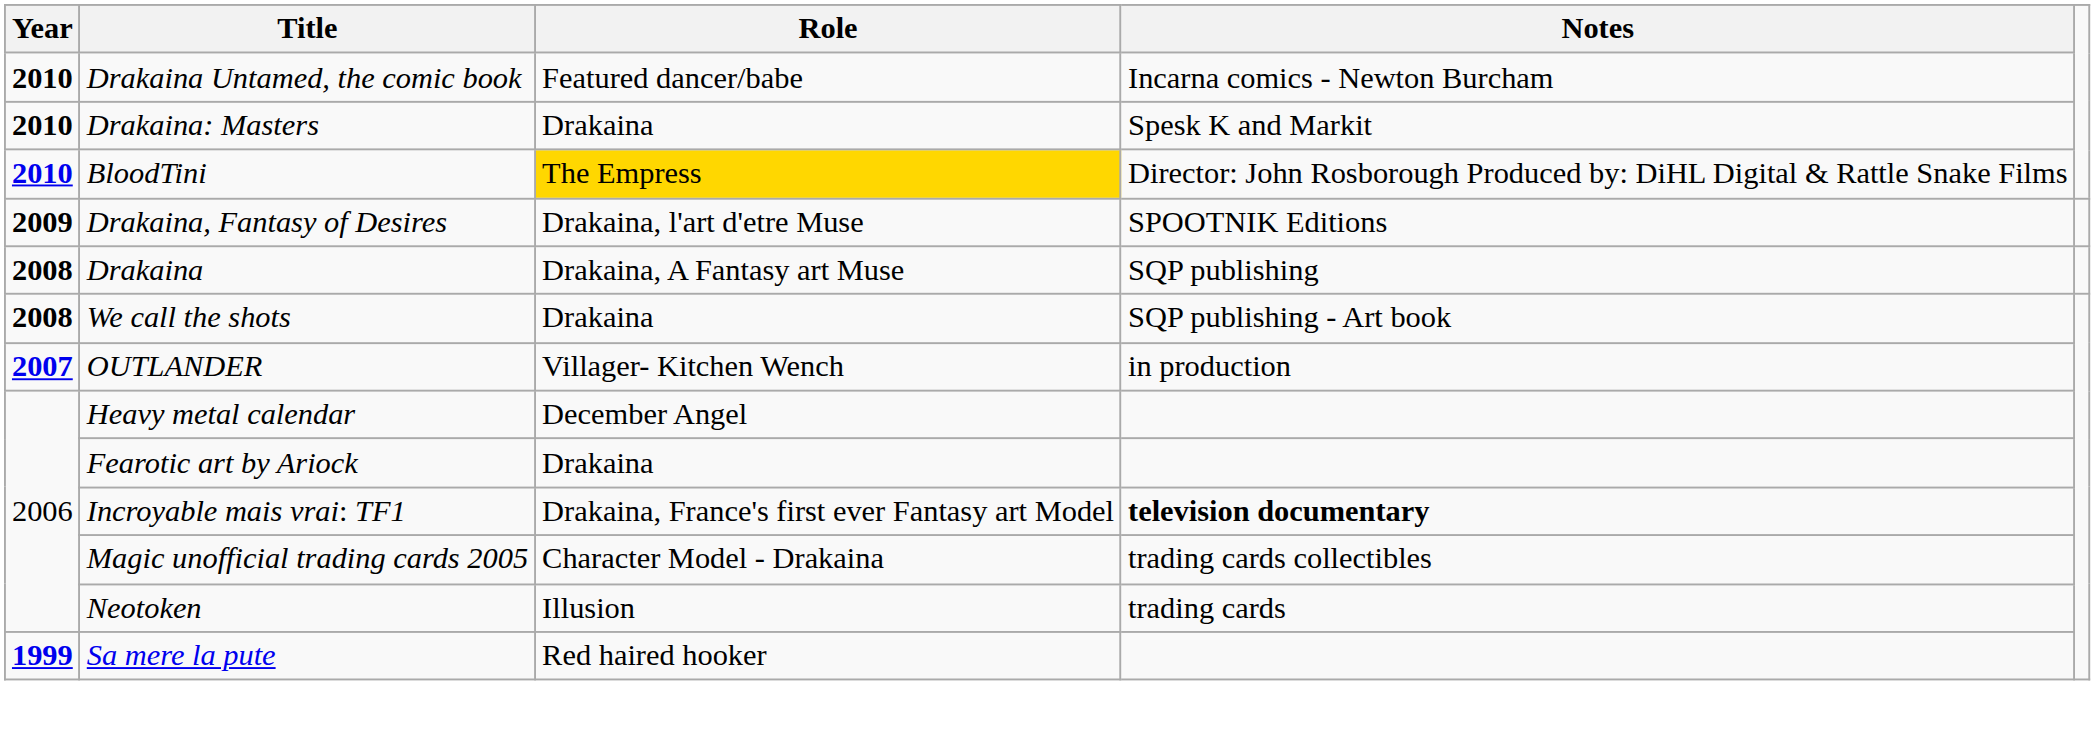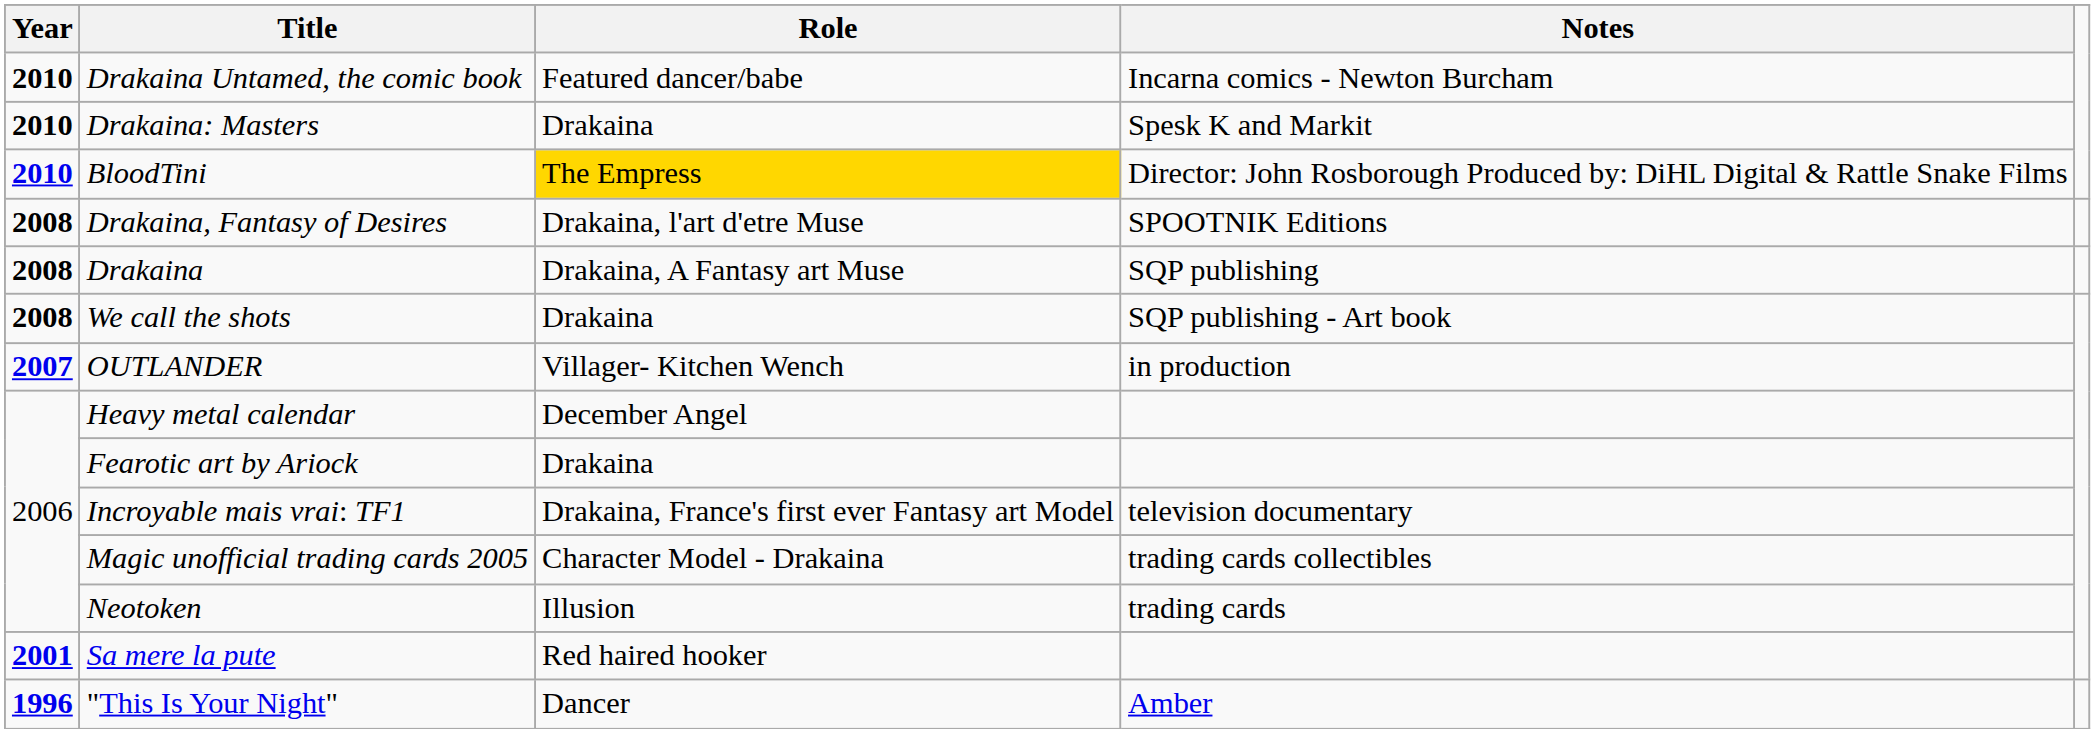(42, 221) 2009 -> (42, 221) 2008
(1279, 510) bold -> (1270, 510) normal
(42, 655) 1999 -> (42, 655) 2001
+ row: (212, 703)
